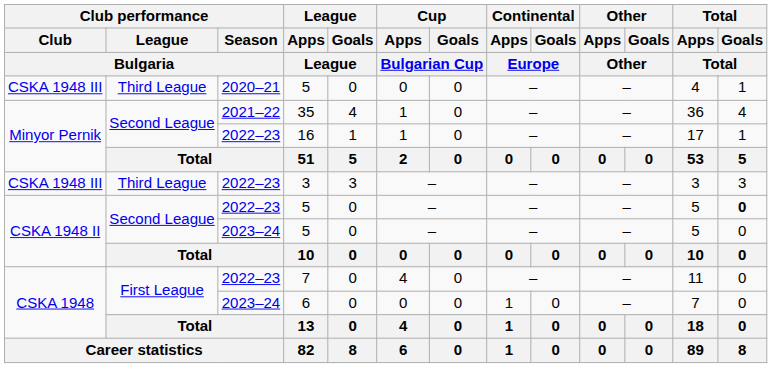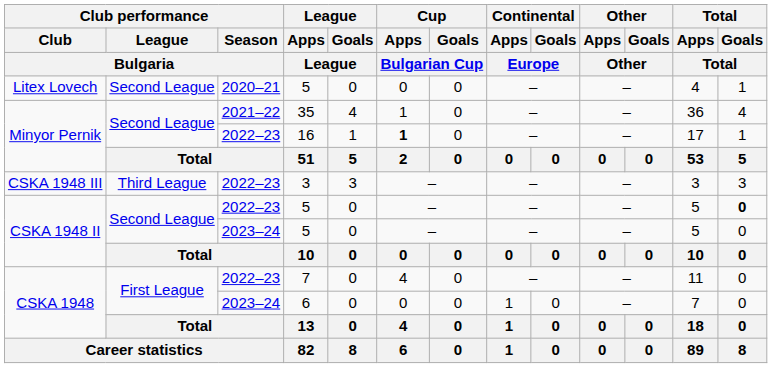(55, 87) CSKA 1948 III -> (55, 87) Litex Lovech
(162, 87) Third League -> (162, 87) Second League
(403, 135) normal -> (403, 135) bold
